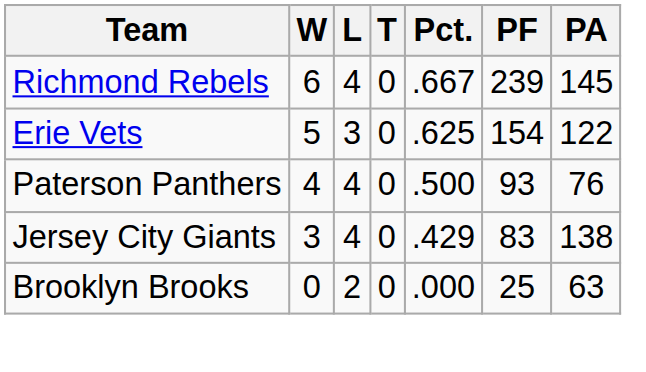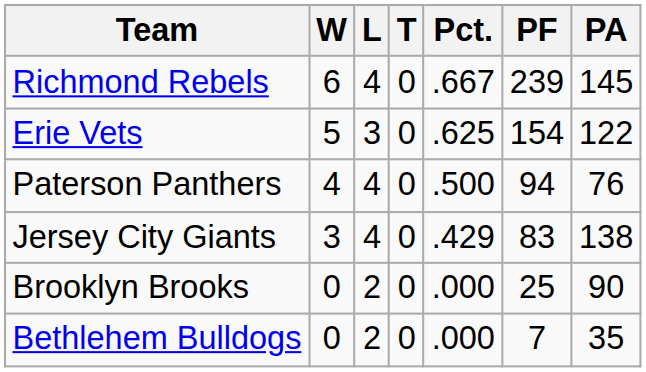(517, 184) 93 -> (537, 184) 94
(586, 287) 63 -> (606, 287) 90
+ row: (157, 339)
